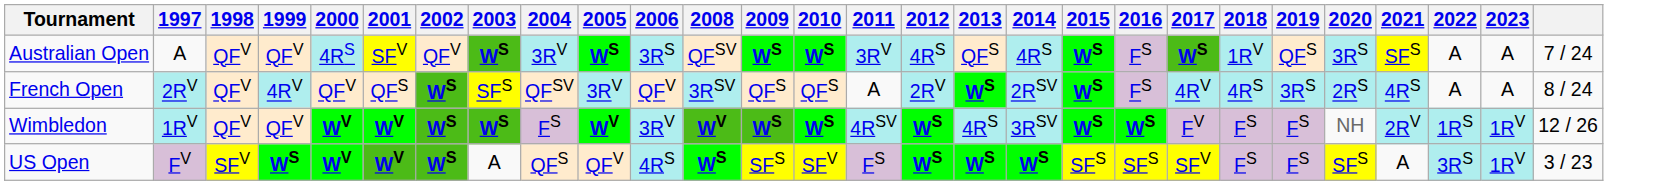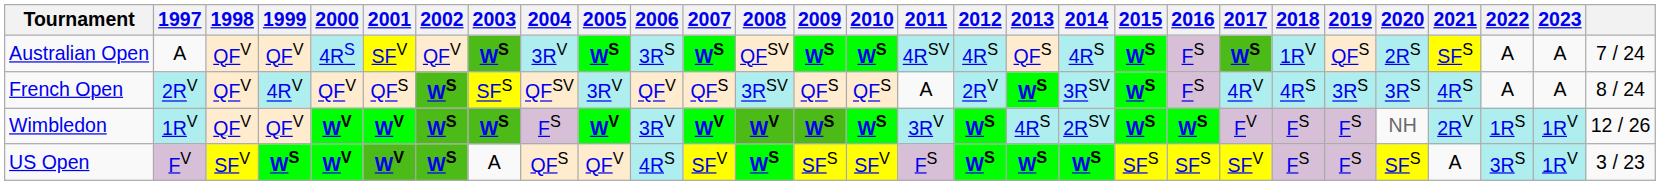+ column: (709, 19)
(874, 53) 3RV -> (926, 53) 4RSV
(1350, 53) 3RS -> (1403, 53) 2RS
(1034, 89) 2RSV -> (1087, 89) 3RSV
(1350, 89) 2RS -> (1403, 89) 3RS
(874, 126) 4RSV -> (926, 126) 3RV
(1034, 126) 3RSV -> (1087, 126) 2RSV
